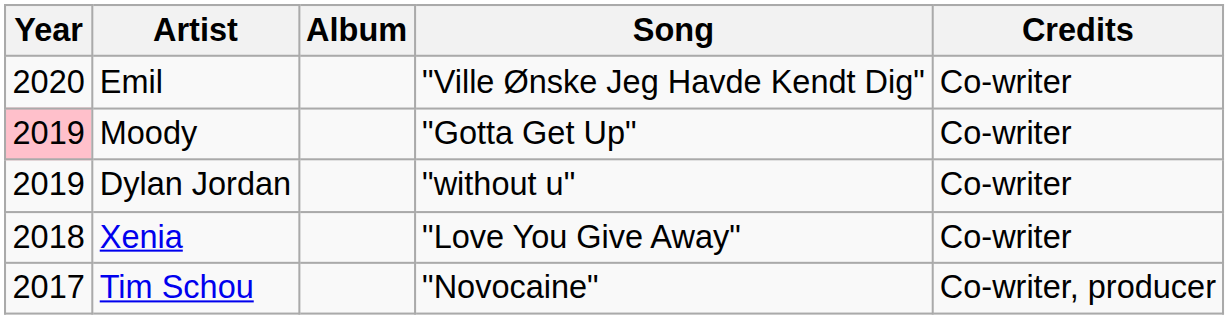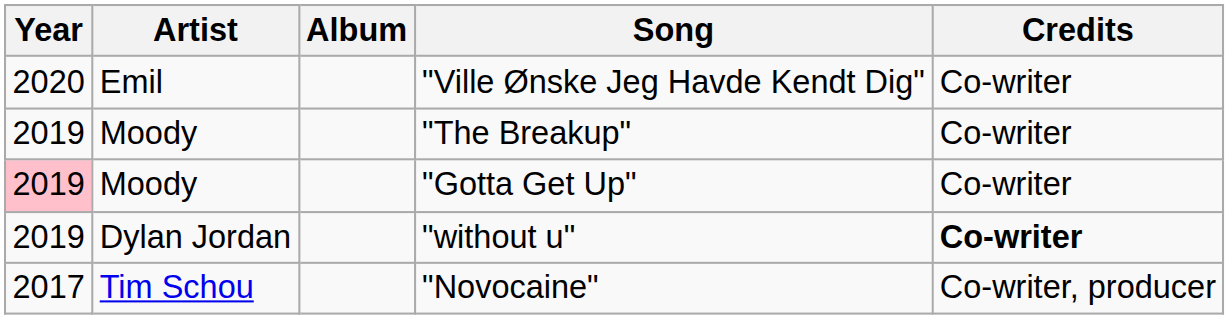+ row: (527, 133)
(1006, 184) normal -> (1011, 236) bold
- row: (581, 236)
